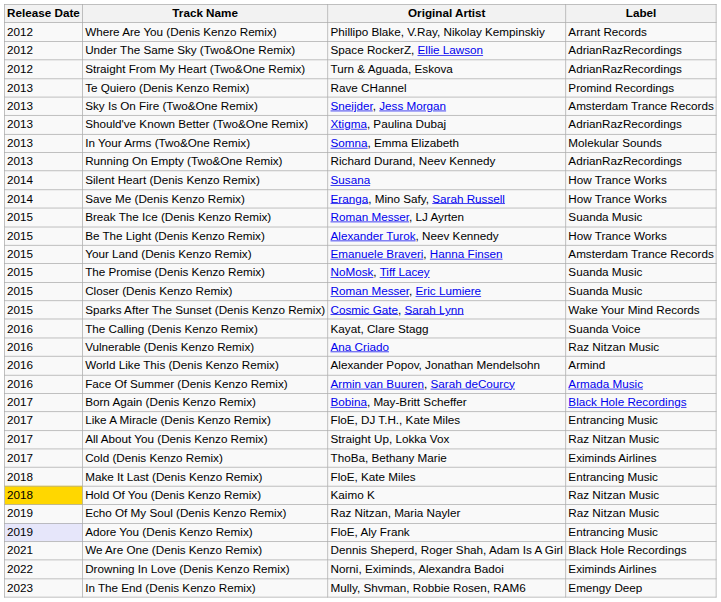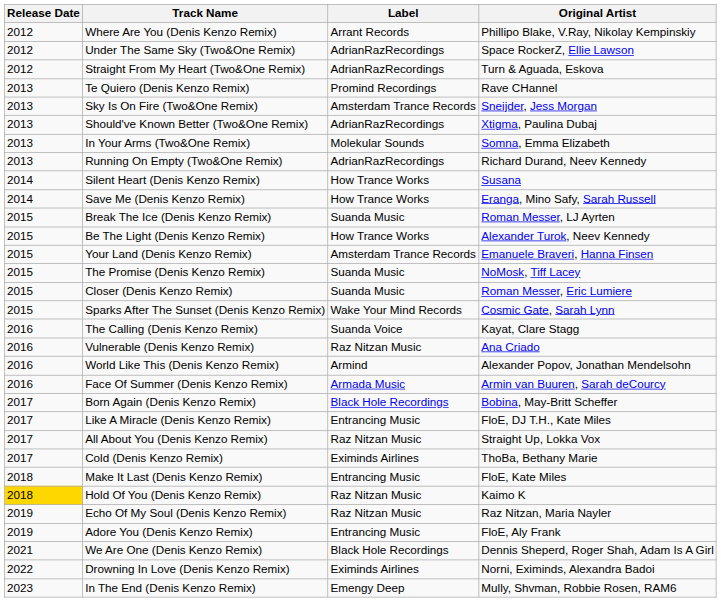columns swapped: (447, 13) <-> (641, 13)
(20, 532) lavender background -> (20, 532) no background
